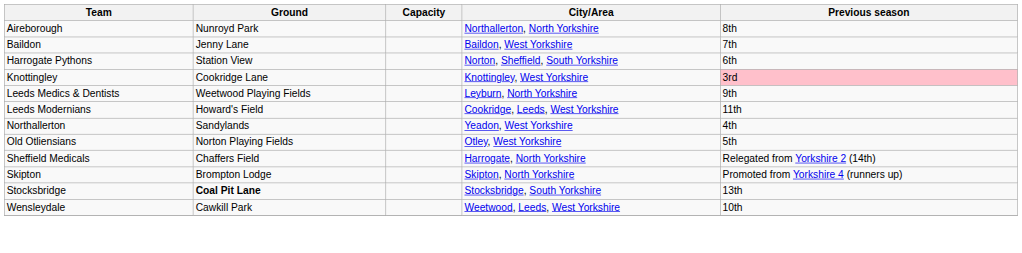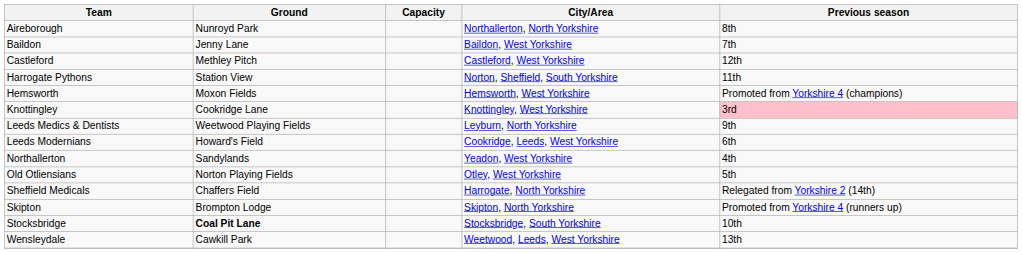+ row: (30, 61)
(730, 61) 6th -> (732, 77) 11th
+ row: (33, 93)
(732, 110) 11th -> (729, 142) 6th
(733, 191) 13th -> (732, 223) 10th
(733, 207) 10th -> (732, 239) 13th
